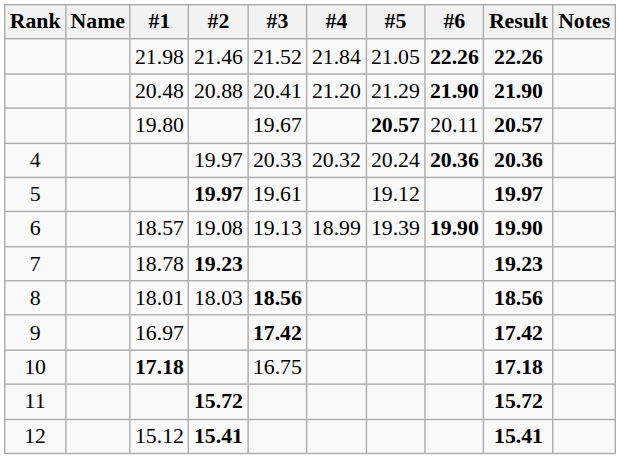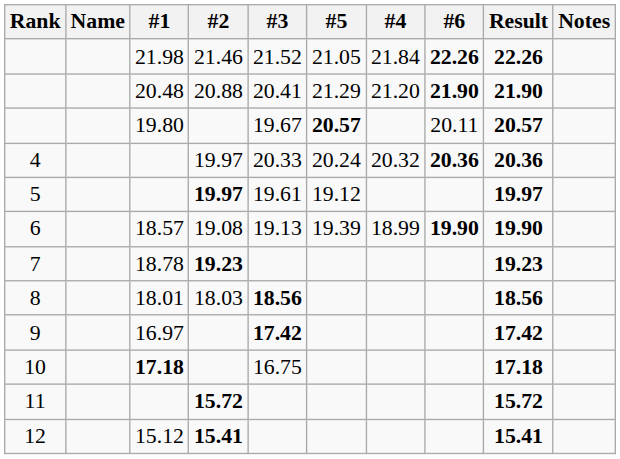columns swapped: (336, 21) <-> (395, 21)
